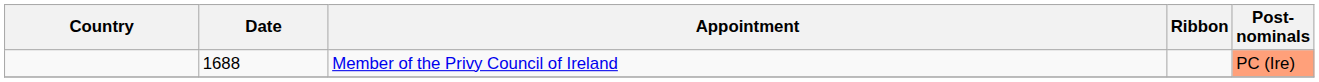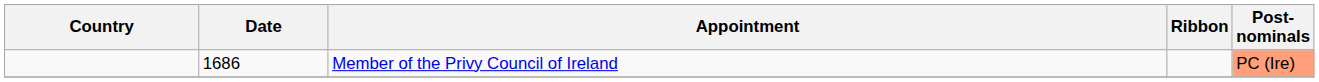(221, 63) 1688 -> (221, 63) 1686
